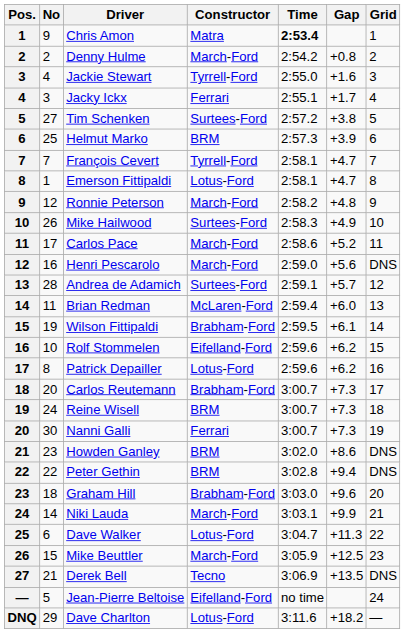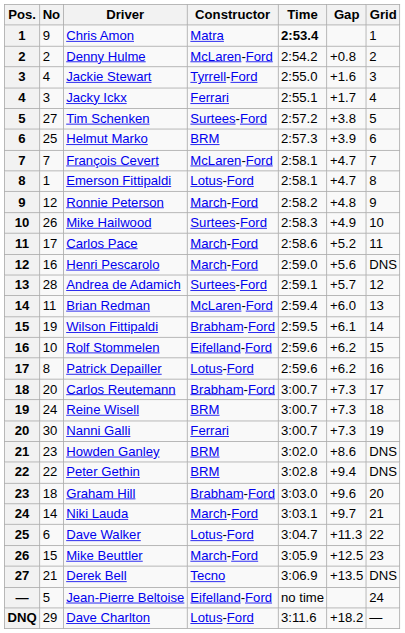(224, 56) March-Ford -> (232, 56) McLaren-Ford
(224, 160) Tyrrell-Ford -> (232, 160) McLaren-Ford
(343, 514) +9.9 -> (343, 514) +9.7
